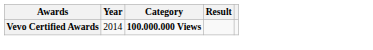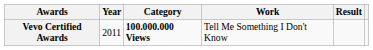+ column: (268, 12)
(113, 27) 2014 -> (112, 32) 2011
